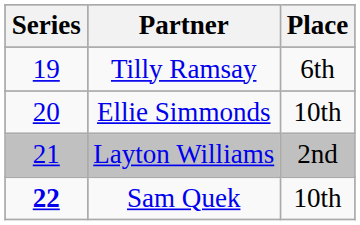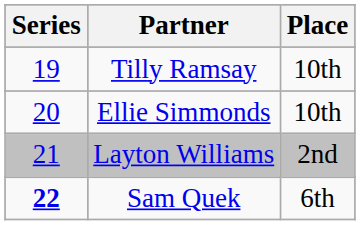(317, 68) 6th -> (317, 68) 10th
(317, 197) 10th -> (317, 197) 6th
